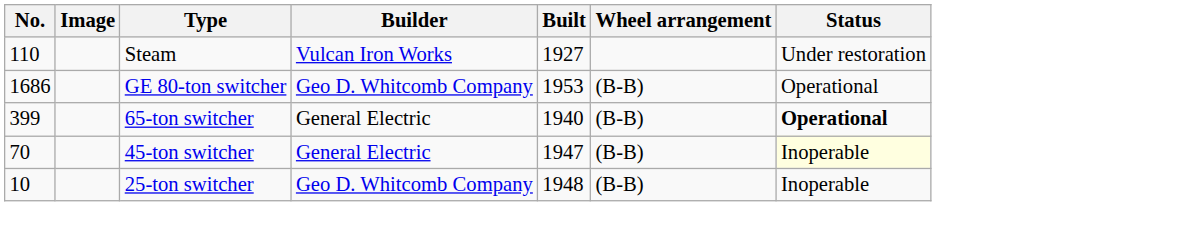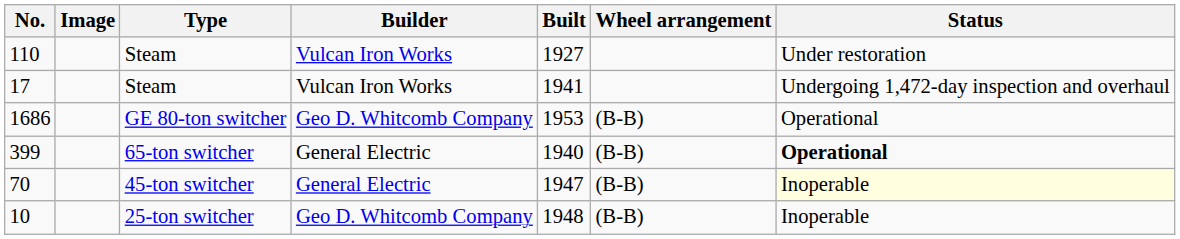+ row: (20, 86)
